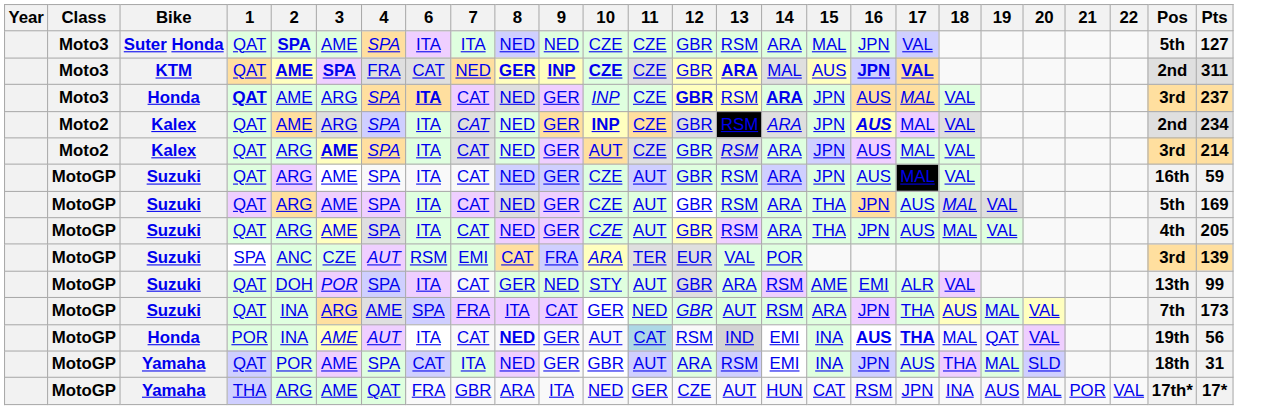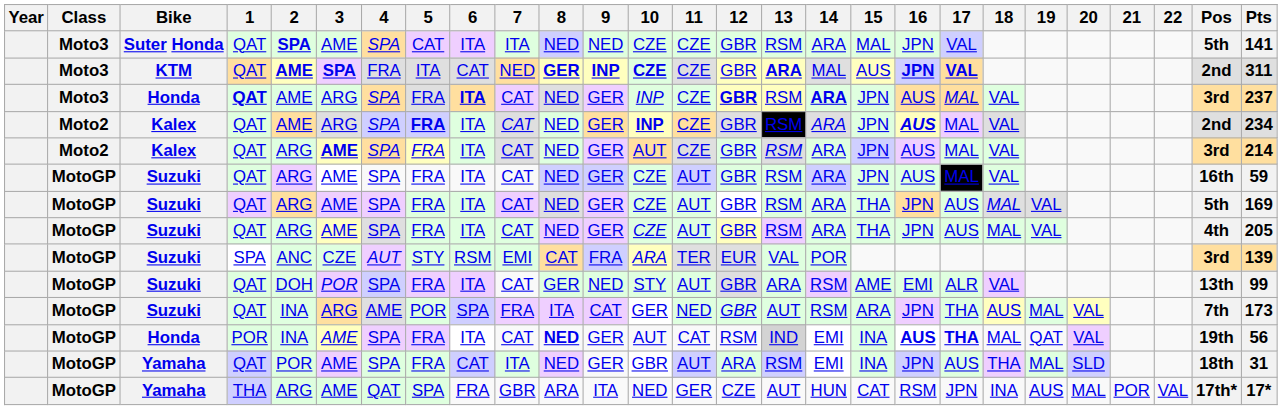+ column: (428, 17)
(1215, 44) 127 -> (1259, 44) 141
(384, 337) AUT -> (384, 337) SPA
(650, 337) lightblue background -> (694, 337) no background
